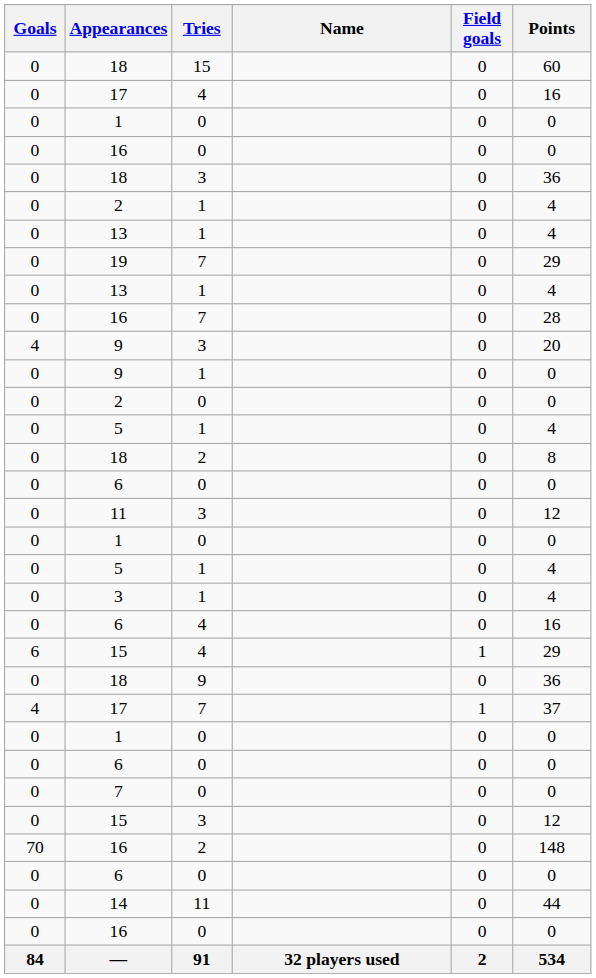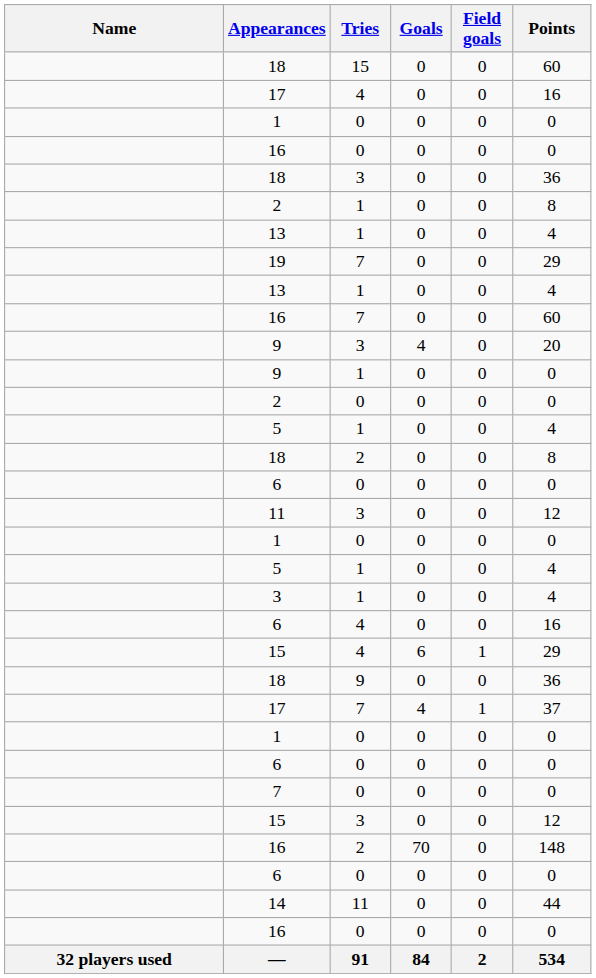columns swapped: (342, 28) <-> (35, 28)
(552, 205) 4 -> (552, 205) 8
(552, 317) 28 -> (552, 317) 60
